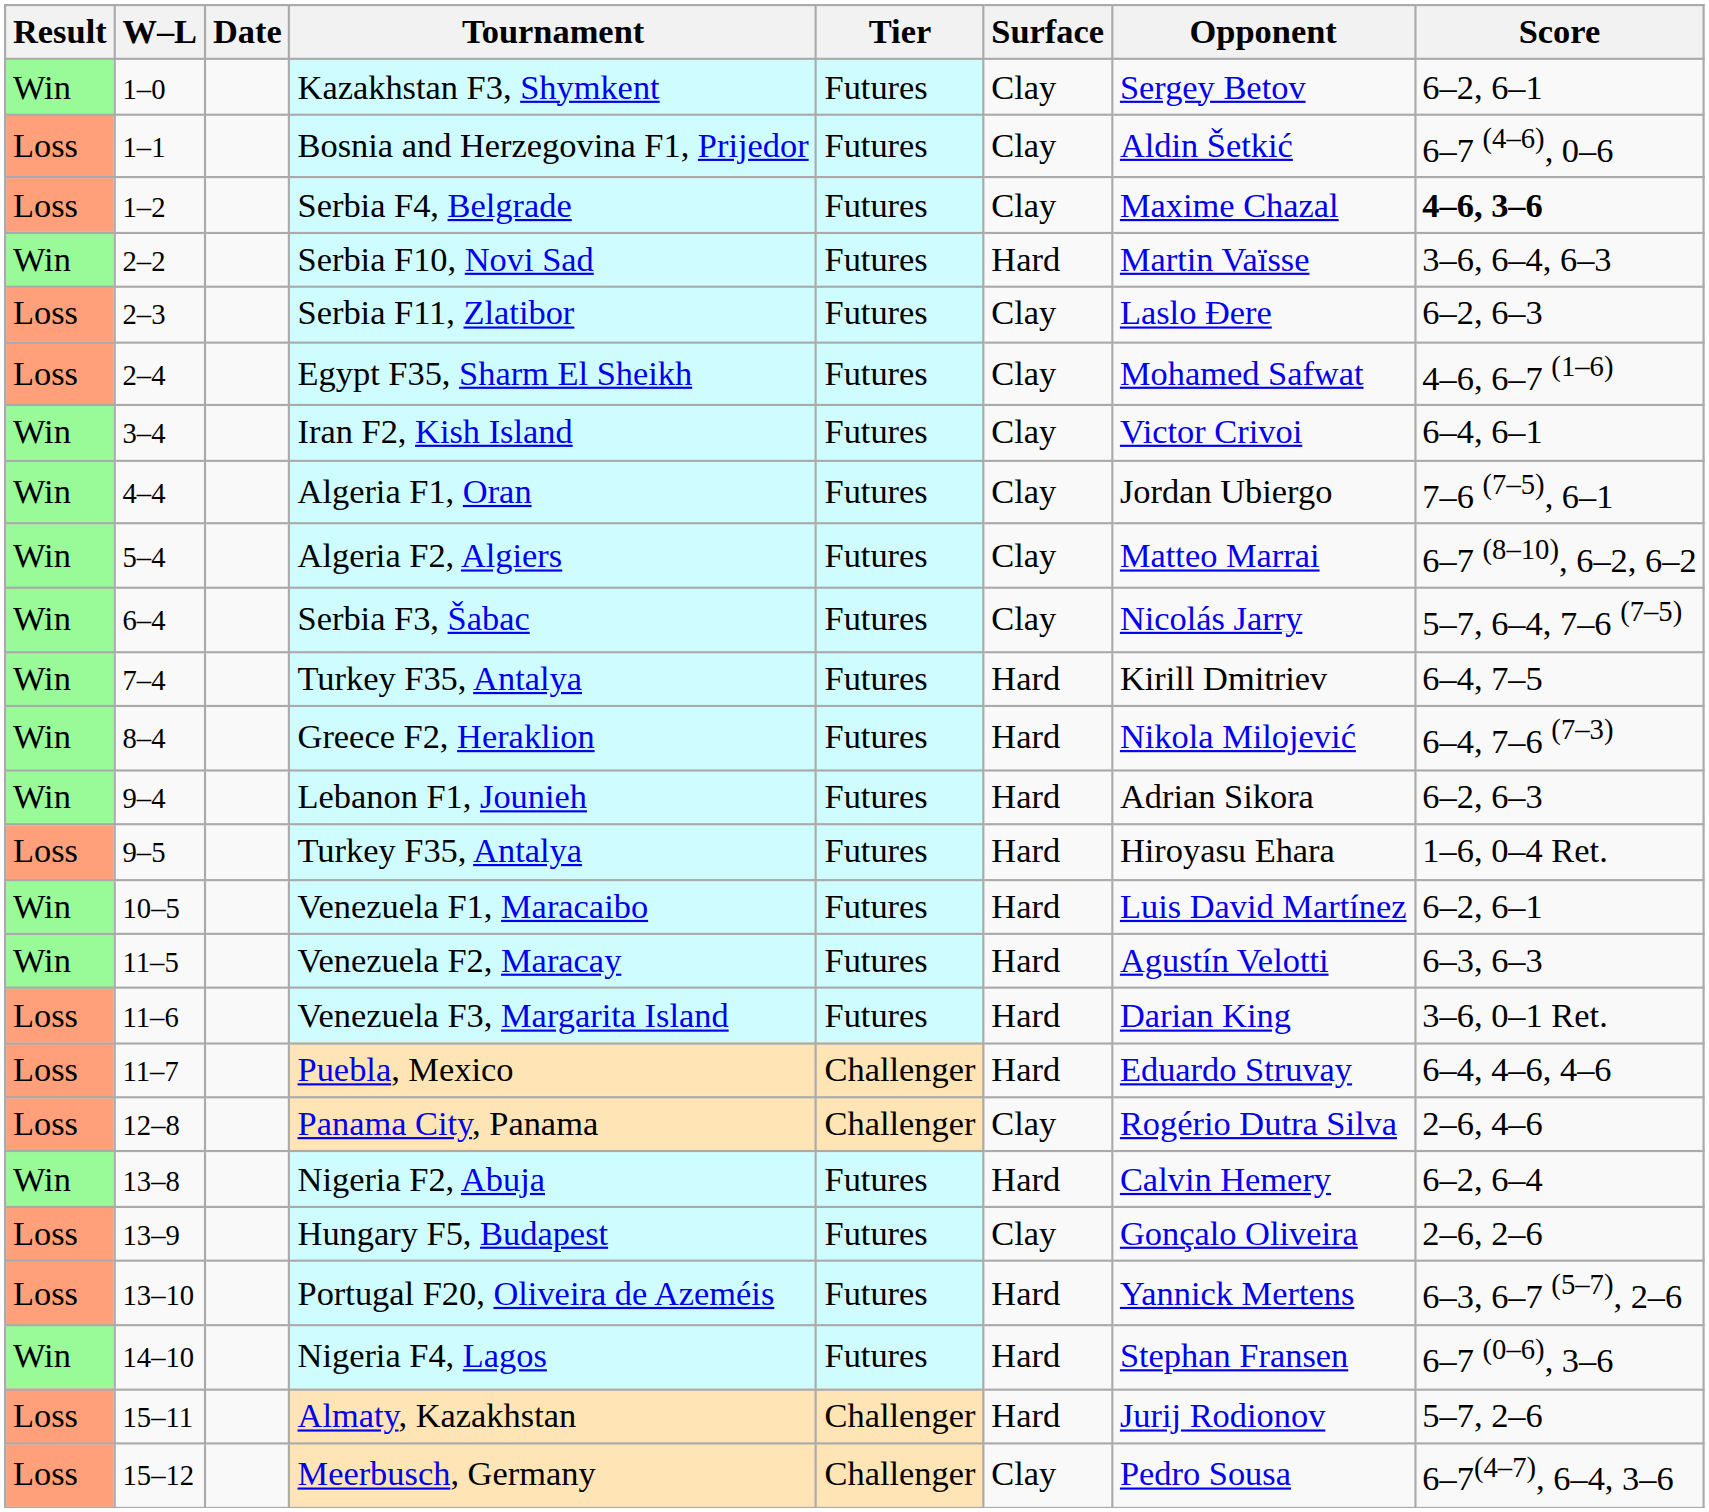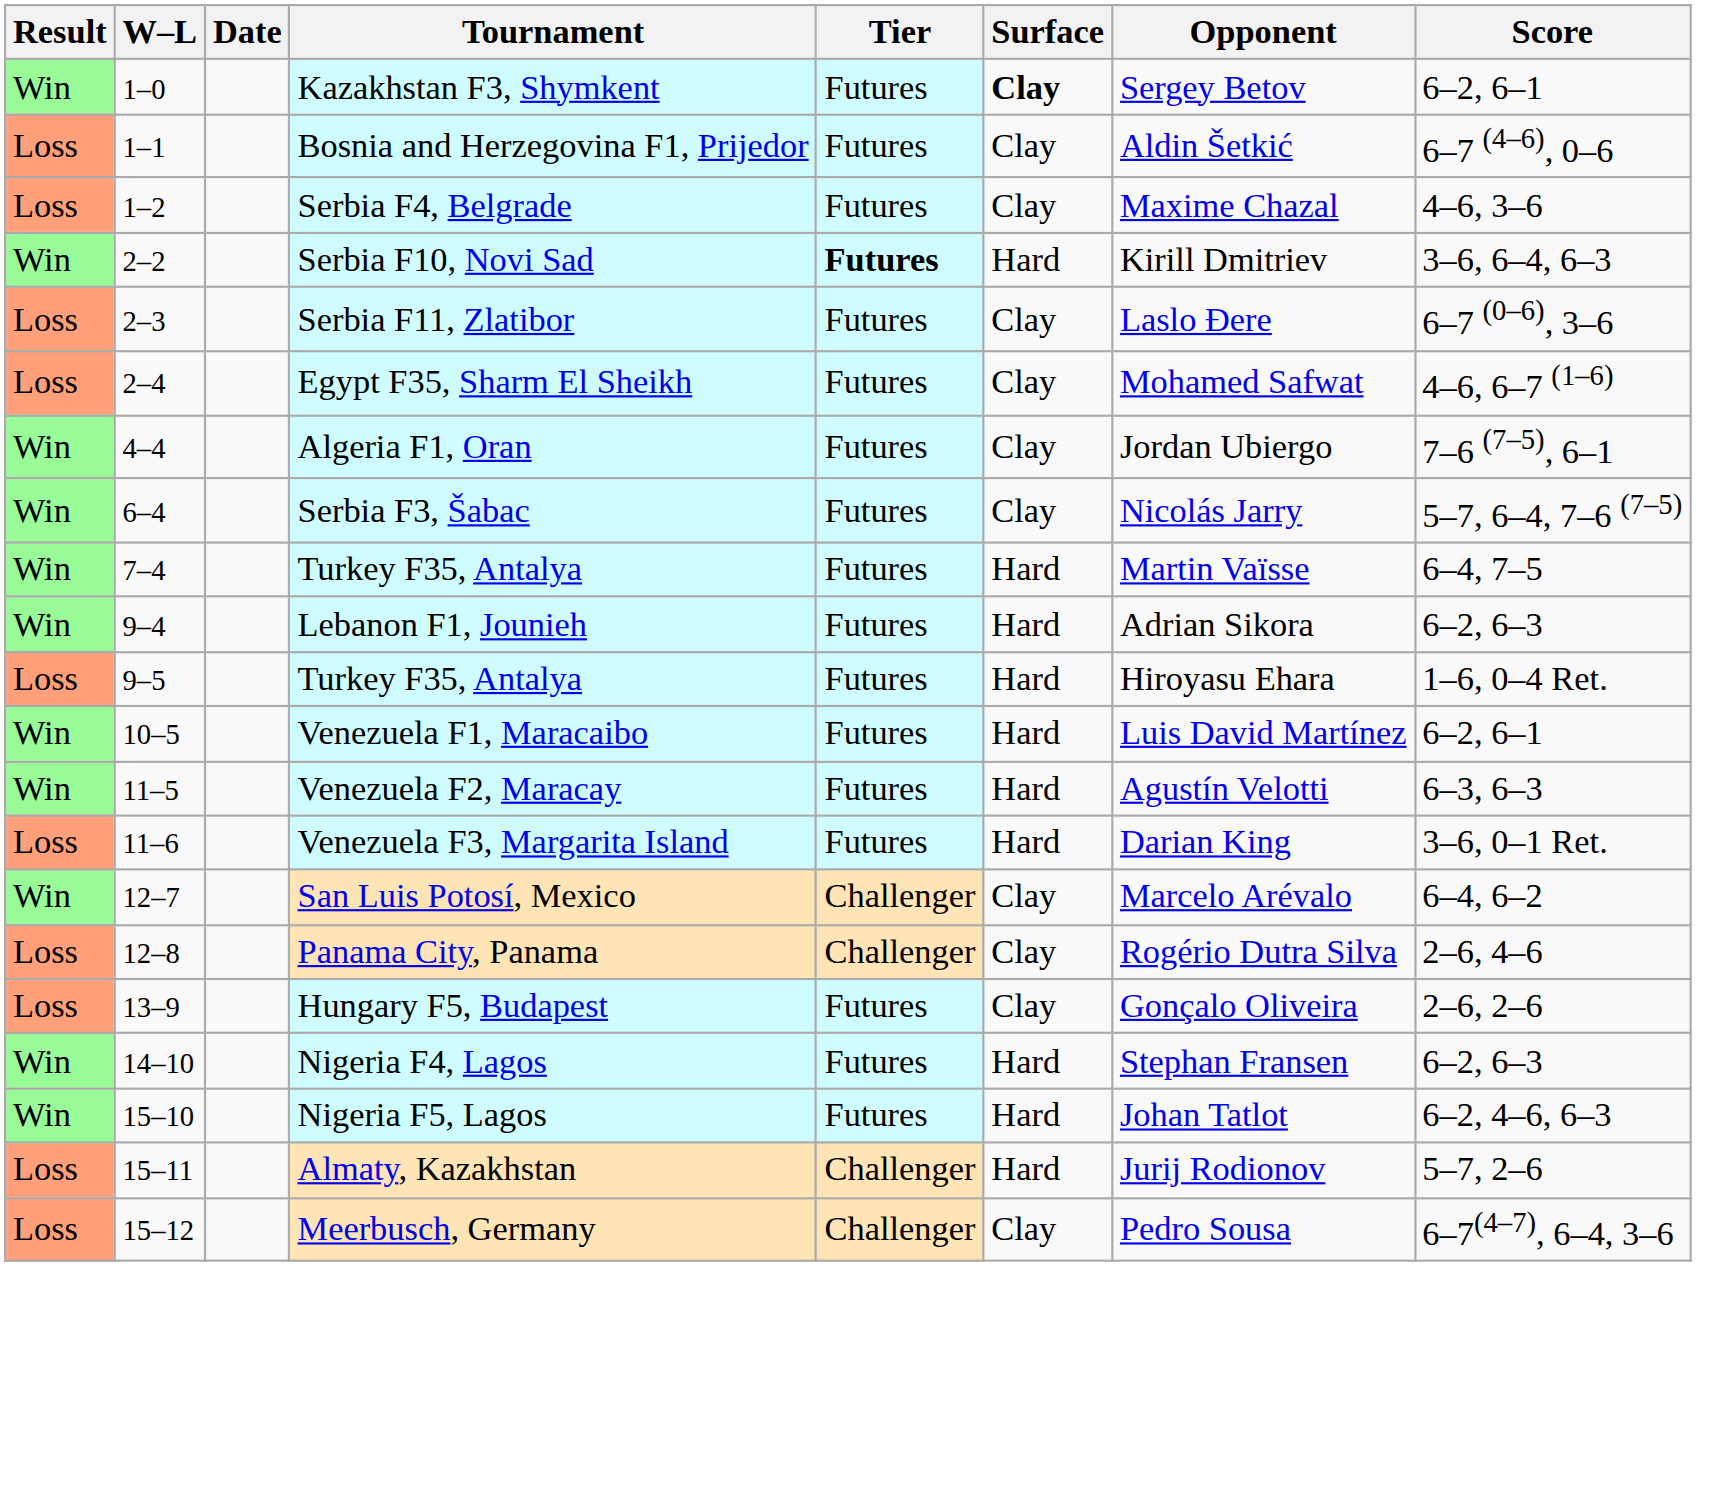(1024, 86) normal -> (1026, 86) bold
(1483, 204) bold -> (1483, 204) normal
(876, 259) normal -> (882, 259) bold
(1215, 259) Martin Vaïsse -> (1224, 259) Kirill Dmitriev
(1483, 313) 6–2, 6–3 -> (1518, 318) 6–7 (0–6), 3–6
- row: (144, 434)
- row: (144, 557)
(1224, 678) Kirill Dmitriev -> (1215, 569) Martin Vaïsse
- row: (144, 739)
- row: (151, 1071)
+ row: (151, 898)
- row: (151, 1180)
- row: (158, 1294)
(1518, 1356) 6–7 (0–6), 3–6 -> (1483, 1060) 6–2, 6–3
+ row: (158, 1117)
